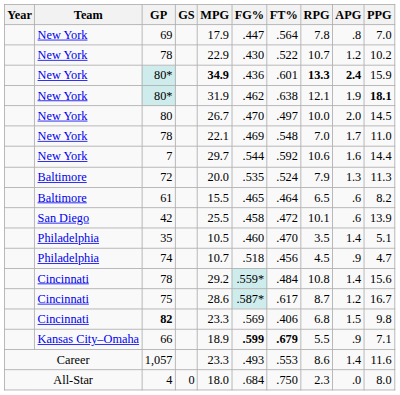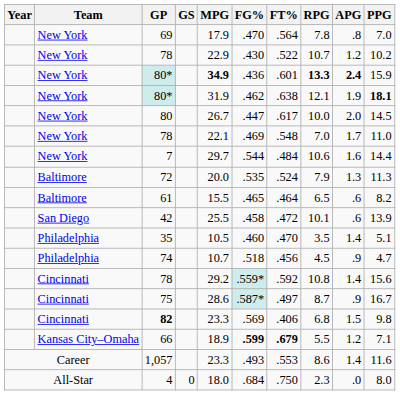(253, 35) .447 -> (253, 35) .470
(253, 116) .470 -> (253, 116) .447
(287, 116) .497 -> (287, 116) .617
(287, 156) .592 -> (287, 156) .484
(287, 278) .484 -> (287, 278) .592
(287, 299) .617 -> (287, 299) .497
(354, 299) 1.2 -> (357, 299) .9
(357, 339) .9 -> (354, 339) 1.2
